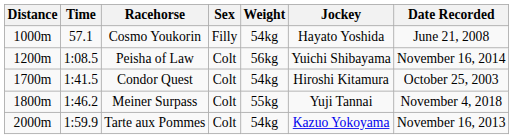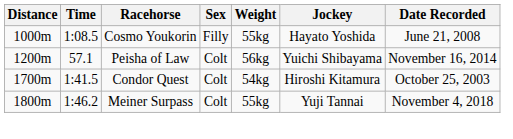(81, 36) 57.1 -> (81, 36) 1:08.5
(264, 36) 54kg -> (256, 36) 55kg
(81, 58) 1:08.5 -> (81, 58) 57.1
- row: (155, 123)
